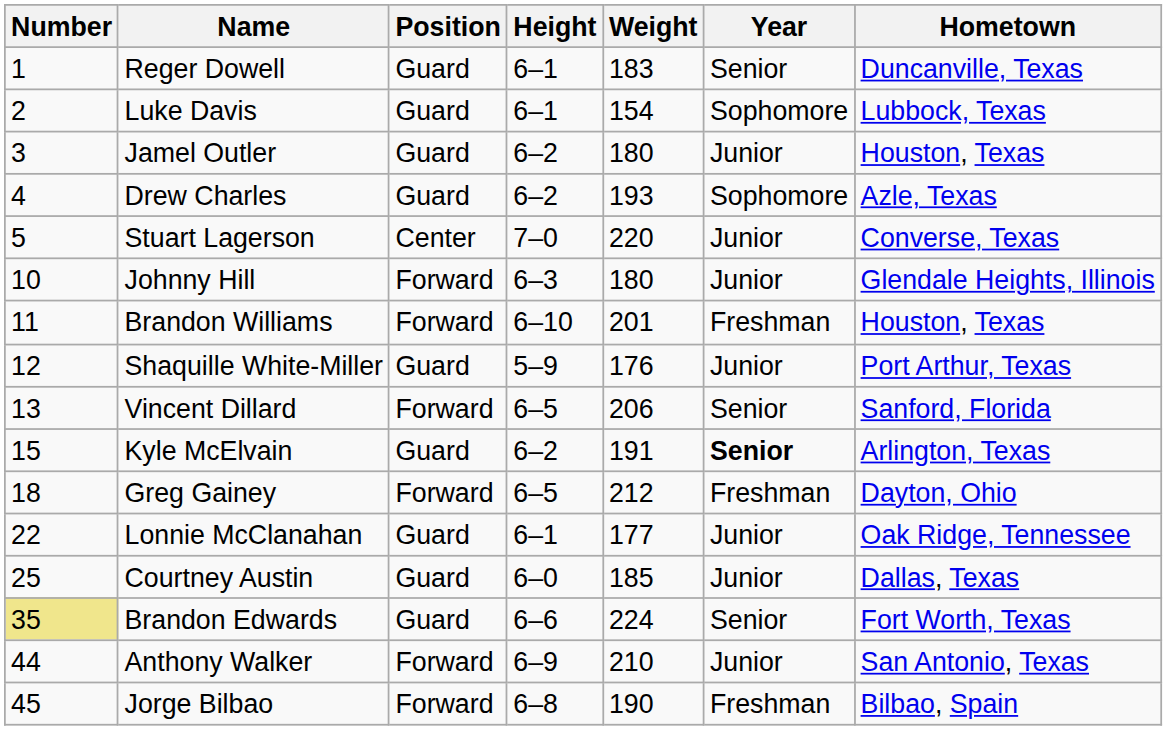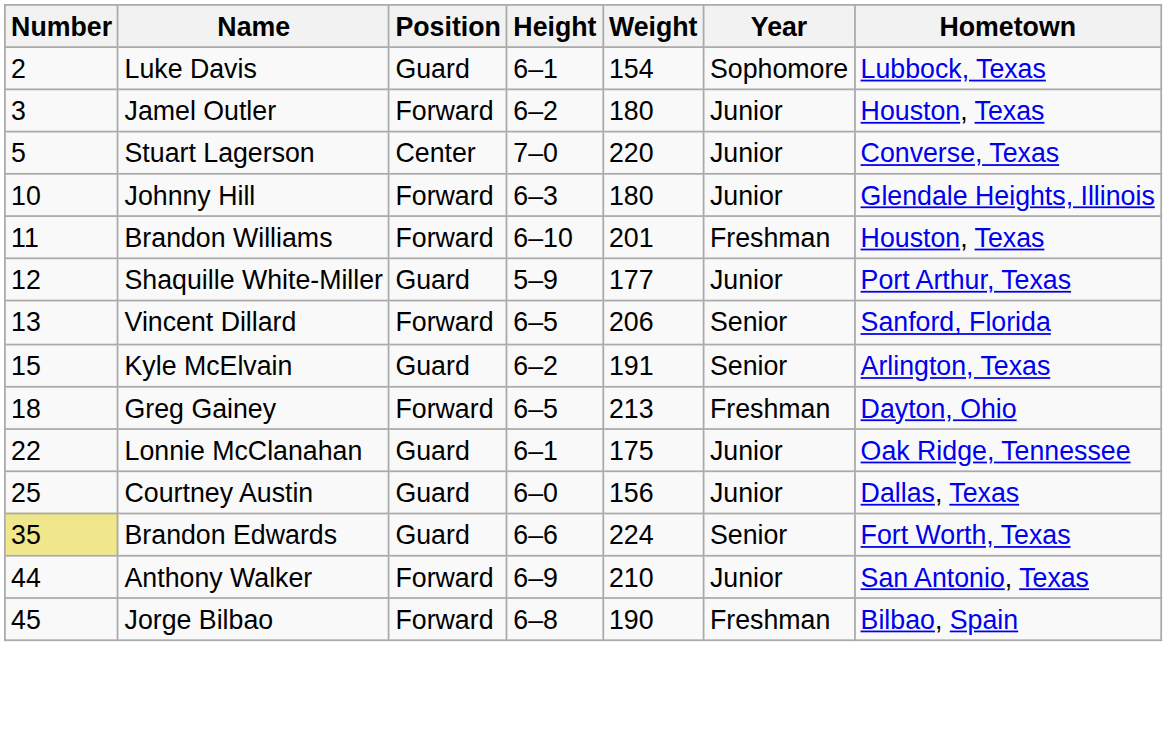- row: (205, 69)
(433, 153) Guard -> (444, 111) Forward
- row: (205, 196)
(631, 365) 176 -> (631, 280) 177
(752, 450) bold -> (749, 365) normal
(631, 492) 212 -> (631, 407) 213
(631, 534) 177 -> (631, 450) 175
(631, 577) 185 -> (631, 492) 156
